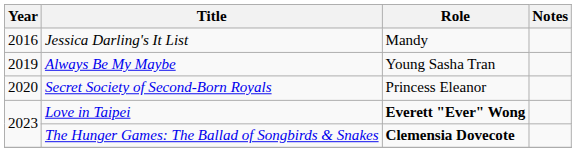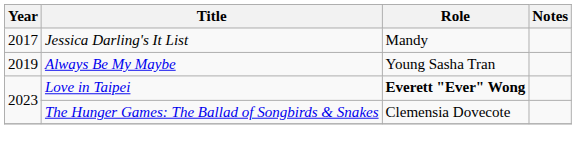(23, 40) 2016 -> (23, 40) 2017
- row: (158, 87)
(450, 135) bold -> (448, 111) normal
